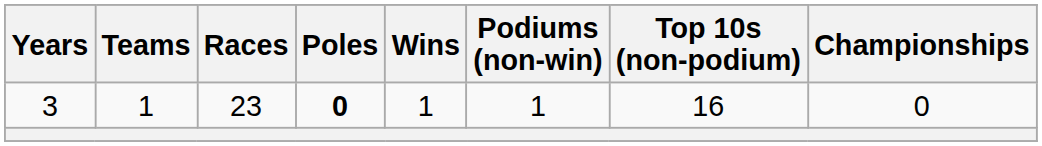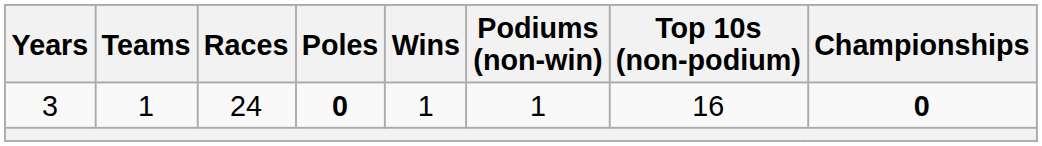(246, 105) 23 -> (246, 105) 24
(922, 105) normal -> (922, 105) bold
